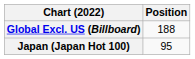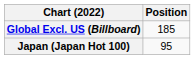(166, 29) 188 -> (166, 29) 185
